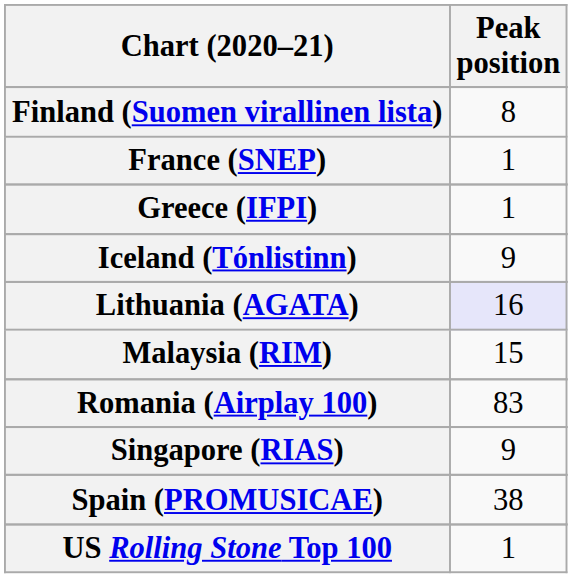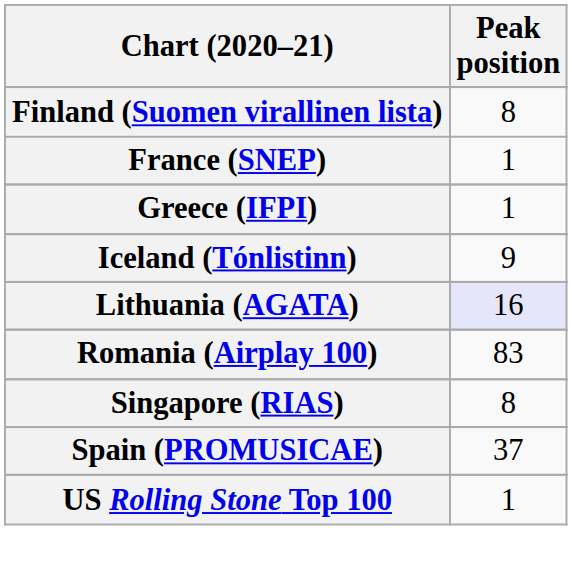- row: (227, 353)
(508, 450) 9 -> (508, 402) 8
(508, 499) 38 -> (508, 450) 37
